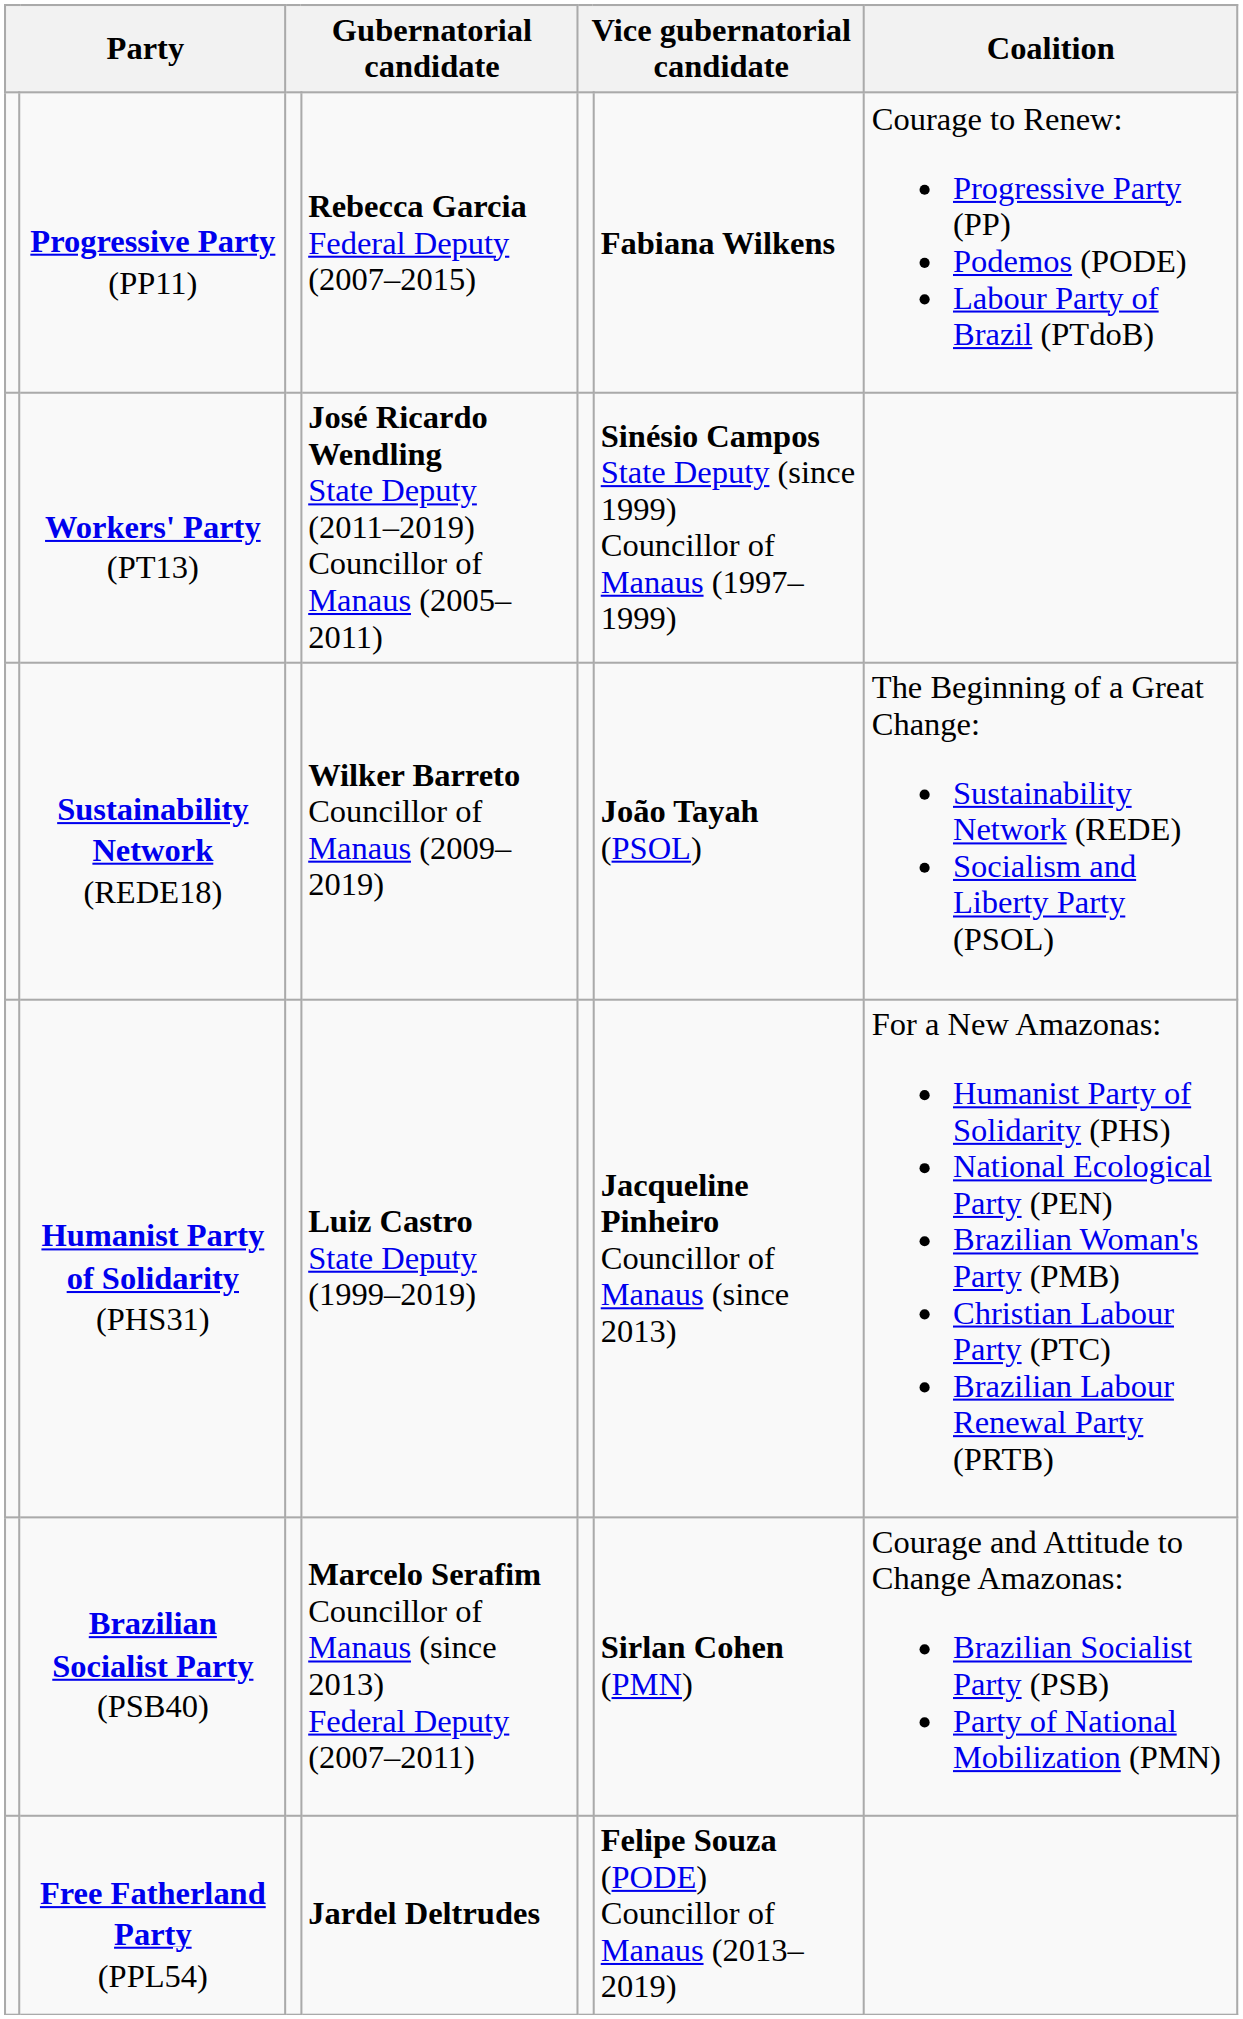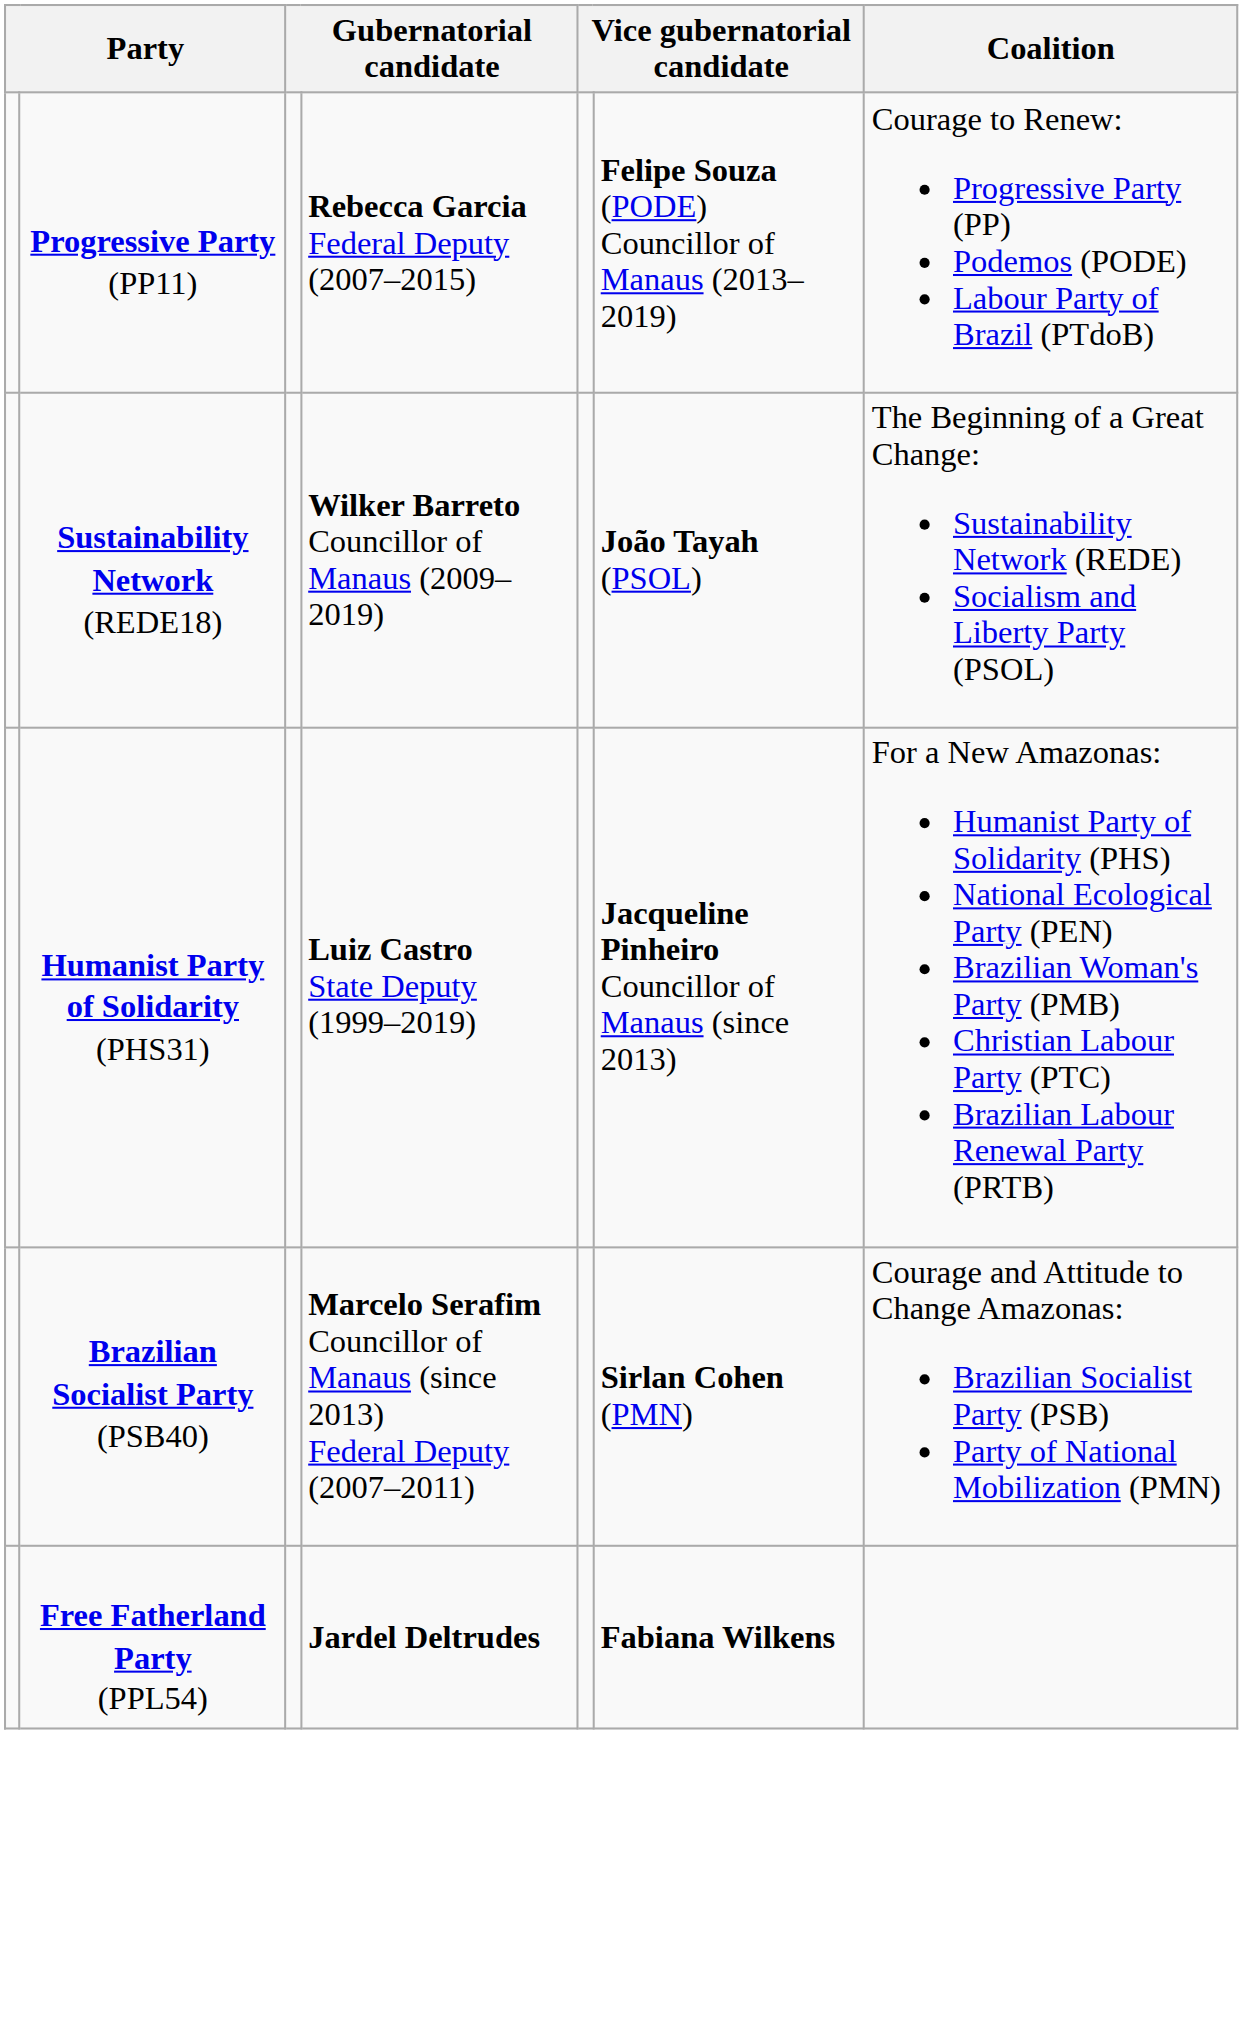(718, 242) Fabiana Wilkens -> (702, 242) Felipe Souza (PODE) Councillor of Manaus (2013–2019)
- row: (153, 547)
(702, 1914) Felipe Souza (PODE) Councillor of Manaus (2013–2019) -> (718, 1636) Fabiana Wilkens
